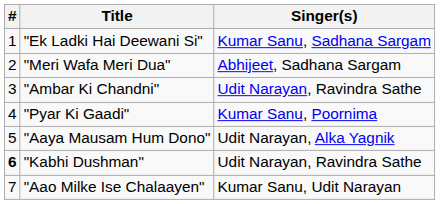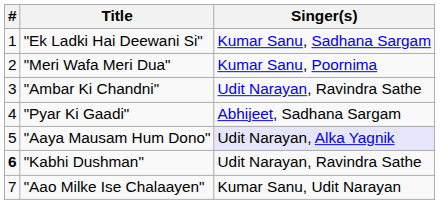(309, 65) Abhijeet, Sadhana Sargam -> (297, 65) Kumar Sanu, Poornima
(297, 114) Kumar Sanu, Poornima -> (309, 114) Abhijeet, Sadhana Sargam
(306, 138) no background -> (306, 138) lavender background
